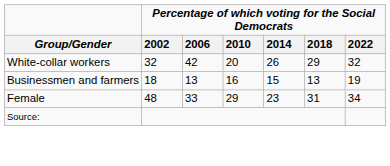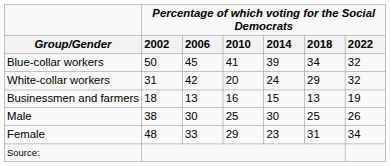+ row: (55, 62)
(150, 62) 32 -> (150, 80) 31
(273, 62) 26 -> (273, 80) 24
+ row: (19, 116)
